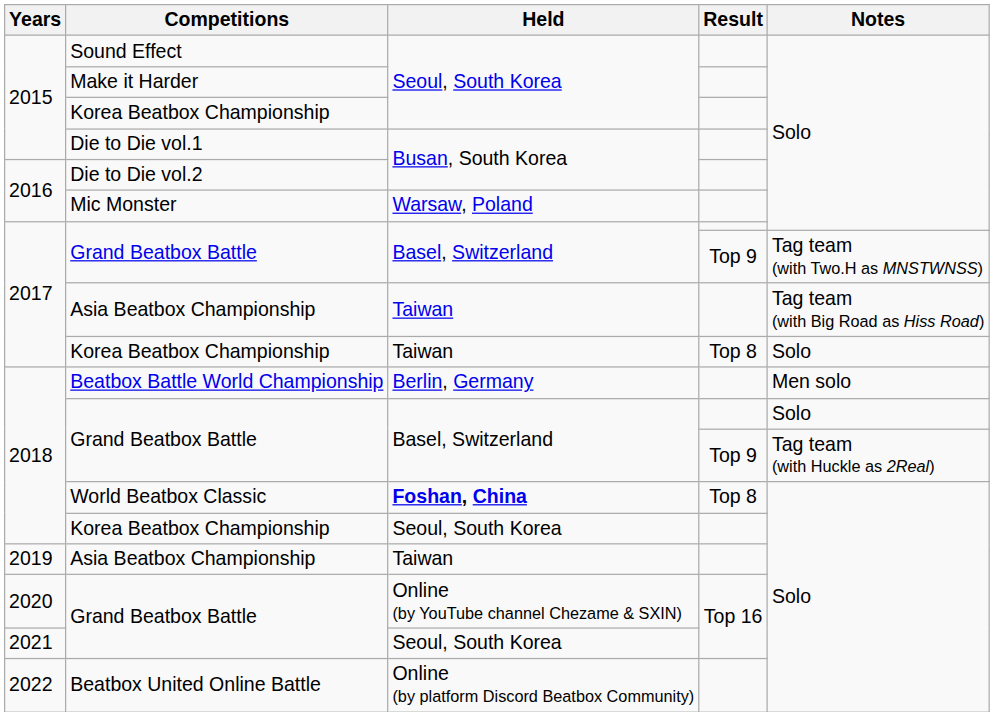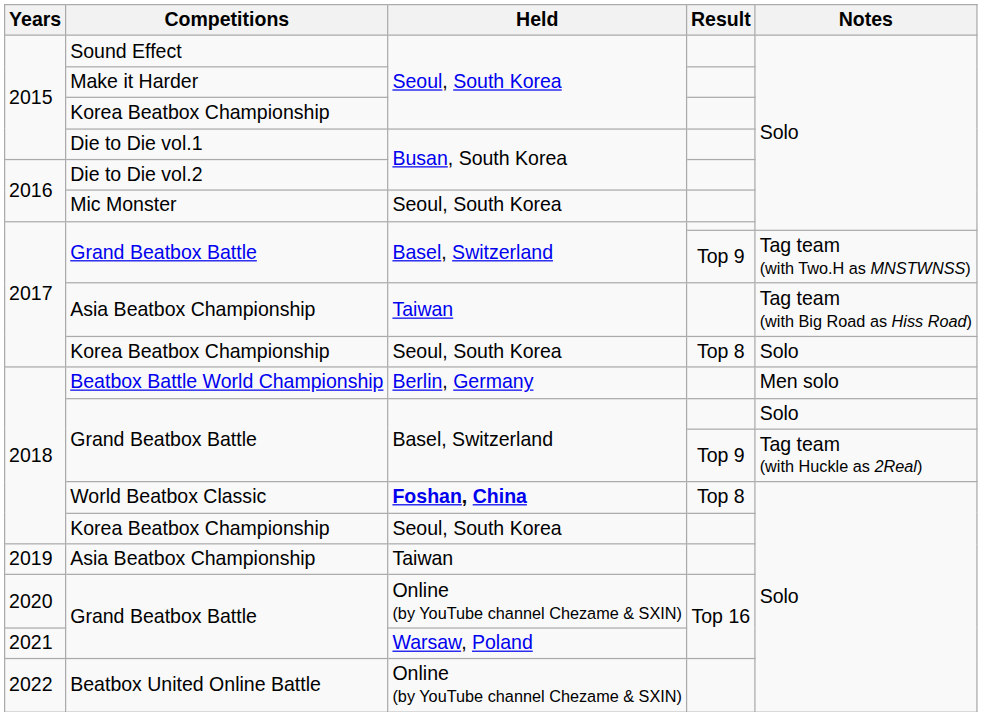(463, 205) Warsaw, Poland -> (477, 205) Seoul, South Korea
(423, 351) Taiwan -> (477, 351) Seoul, South Korea
(477, 643) Seoul, South Korea -> (463, 643) Warsaw, Poland
(543, 685) Online (by platform Discord Beatbox Community) -> (537, 685) Online (by YouTube channel Chezame & SXIN)
